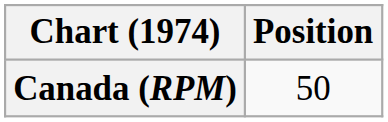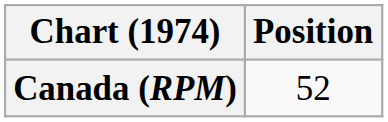(313, 87) 50 -> (313, 87) 52
